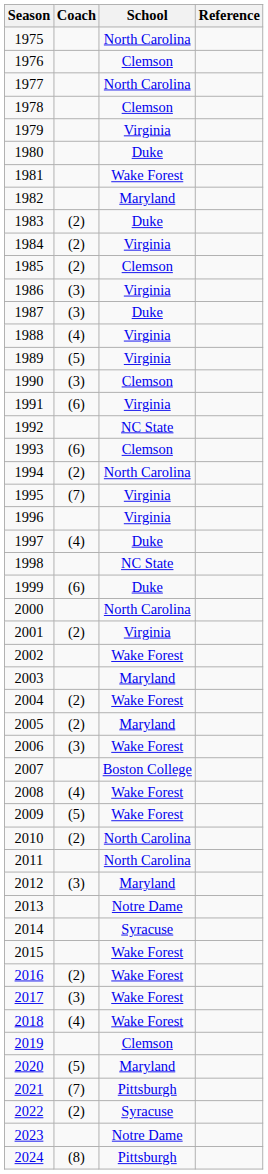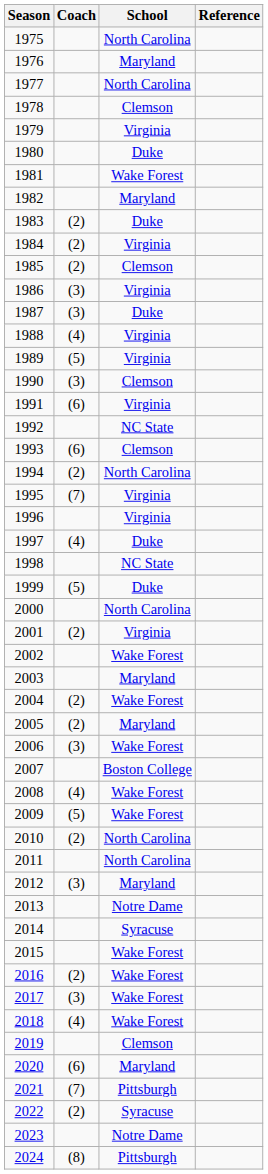(147, 61) Clemson -> (147, 61) Maryland
(76, 586) (6) -> (76, 586) (5)
(76, 1066) (5) -> (76, 1066) (6)
